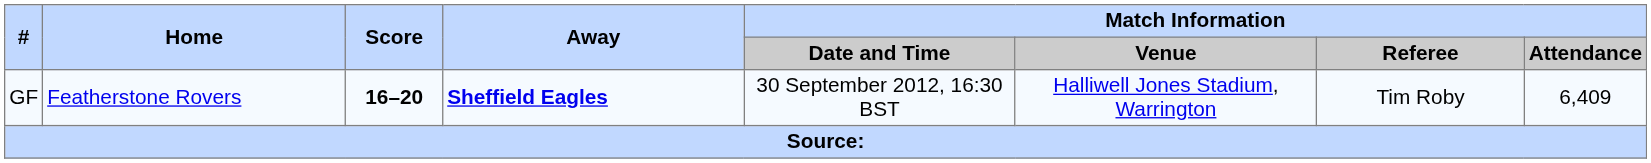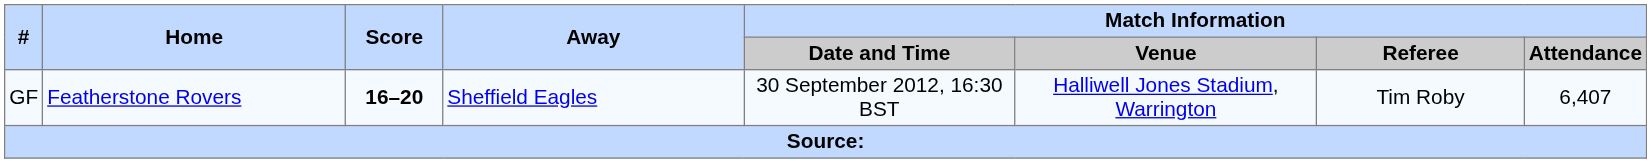(528, 97) bold -> (522, 97) normal
(1585, 97) 6,409 -> (1585, 97) 6,407
